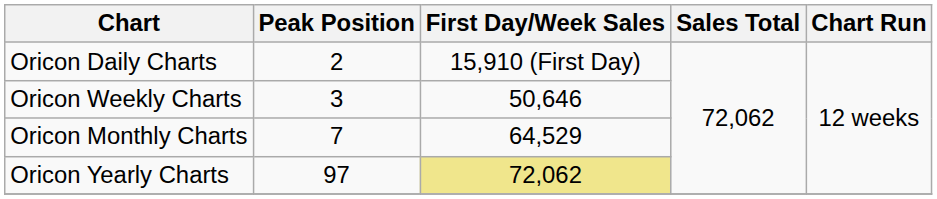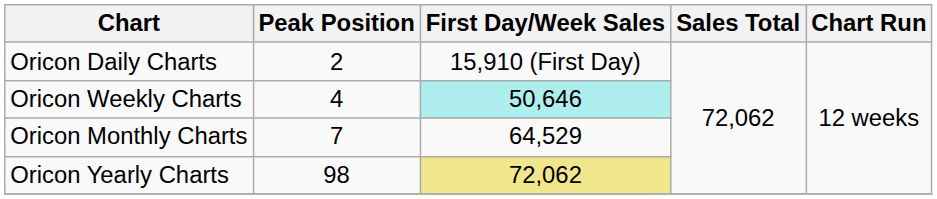(337, 99) 3 -> (337, 99) 4
(545, 99) no background -> (545, 99) paleturquoise background
(337, 174) 97 -> (337, 174) 98
